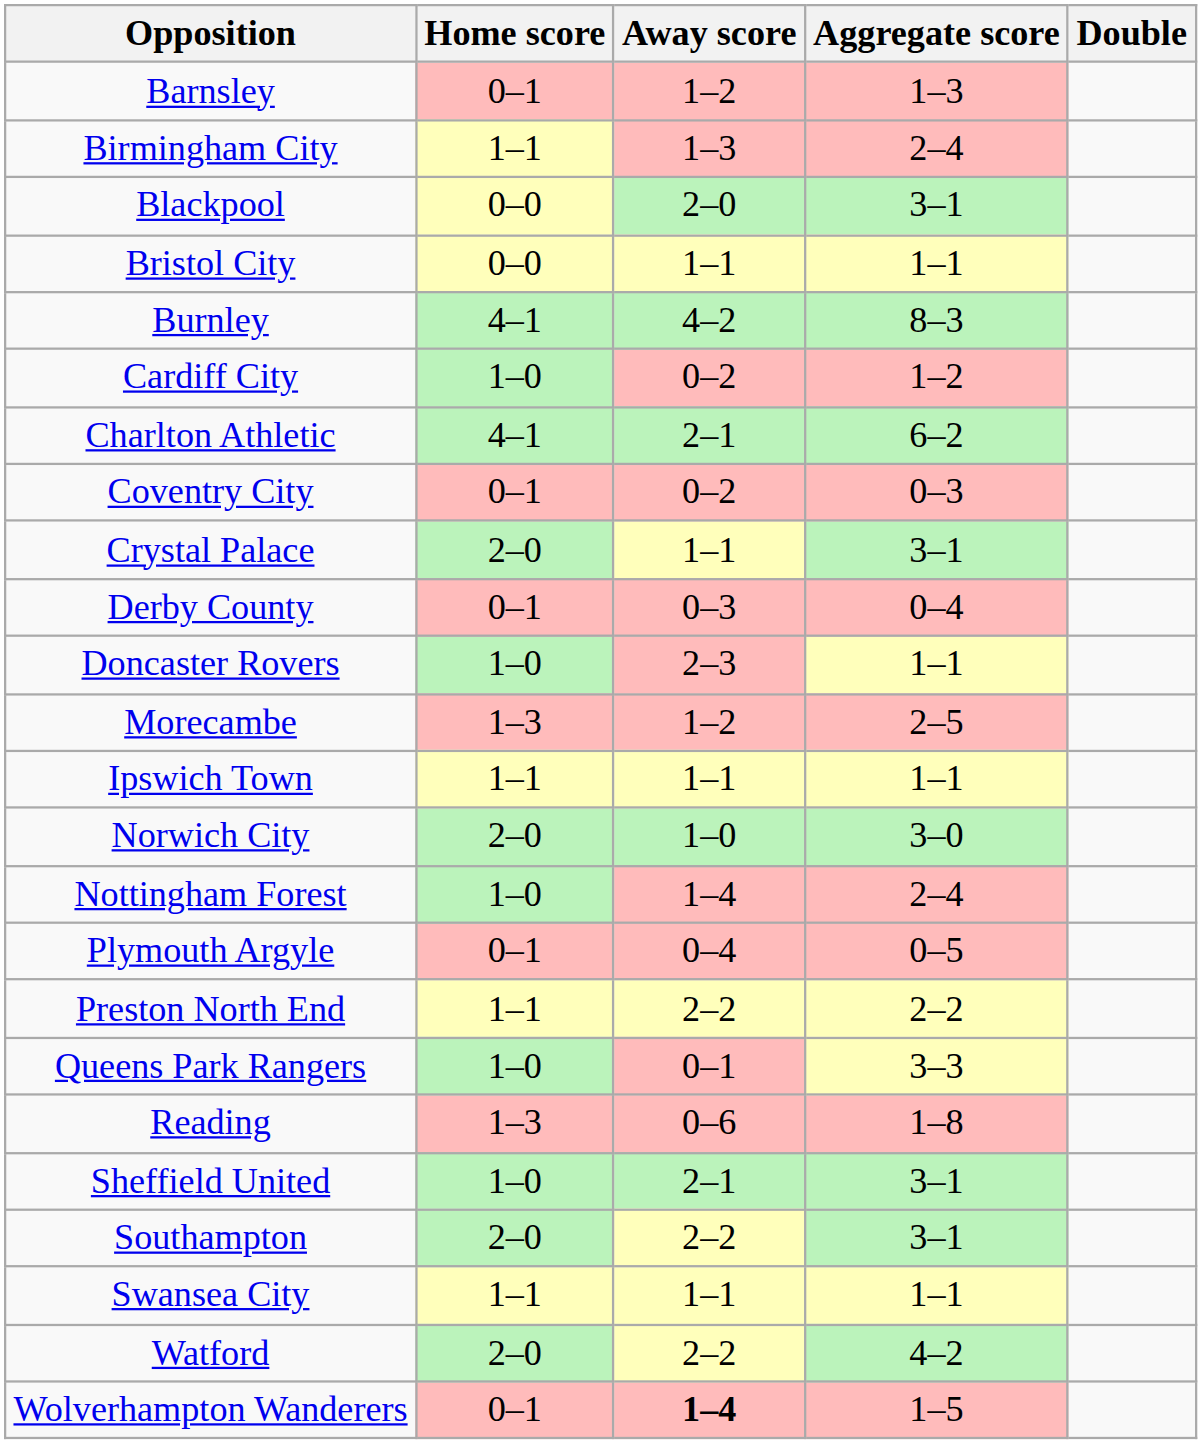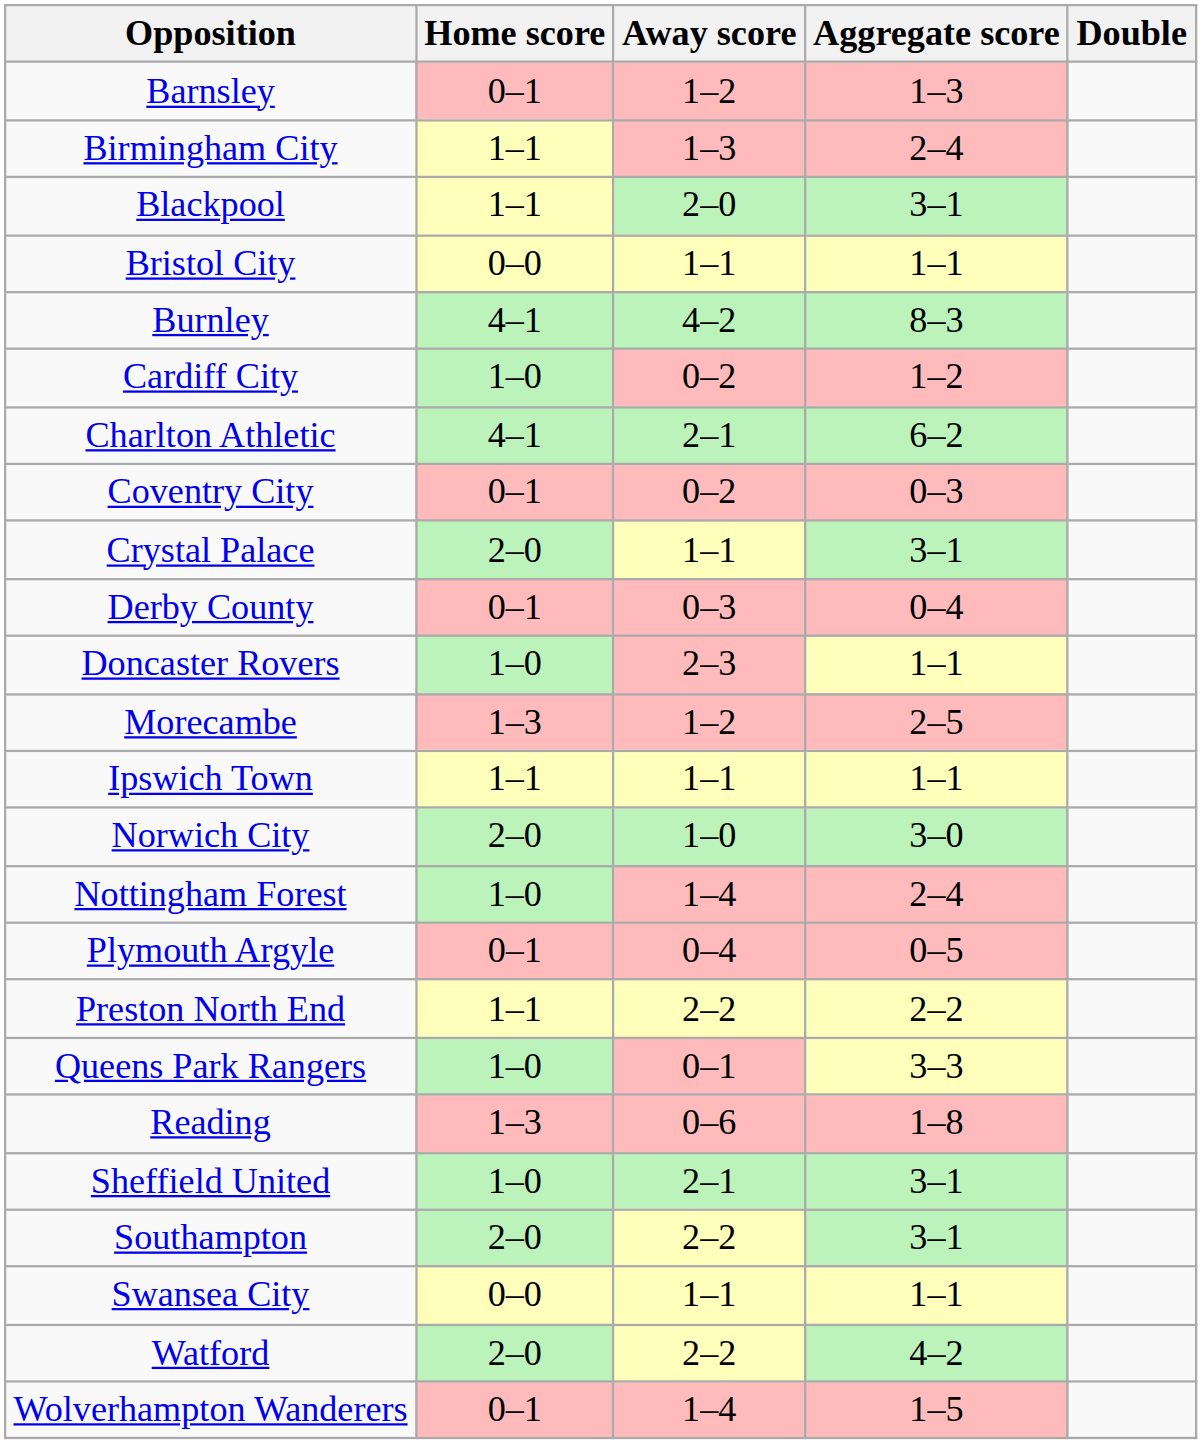(515, 205) 0–0 -> (515, 205) 1–1
(515, 1294) 1–1 -> (515, 1294) 0–0
(709, 1409) bold -> (709, 1409) normal
